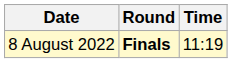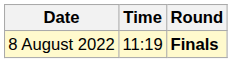columns swapped: (203, 17) <-> (149, 17)
